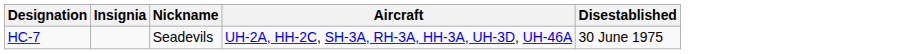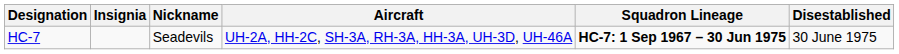+ column: (682, 15)
